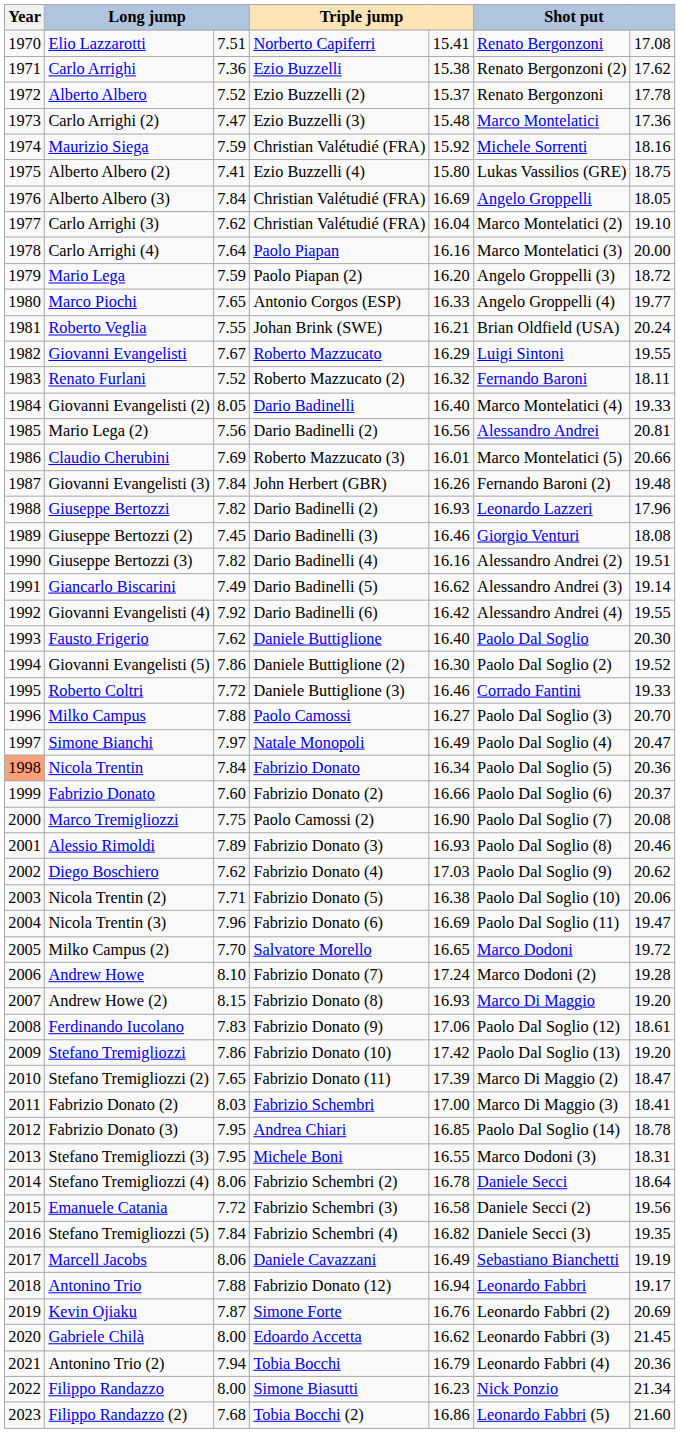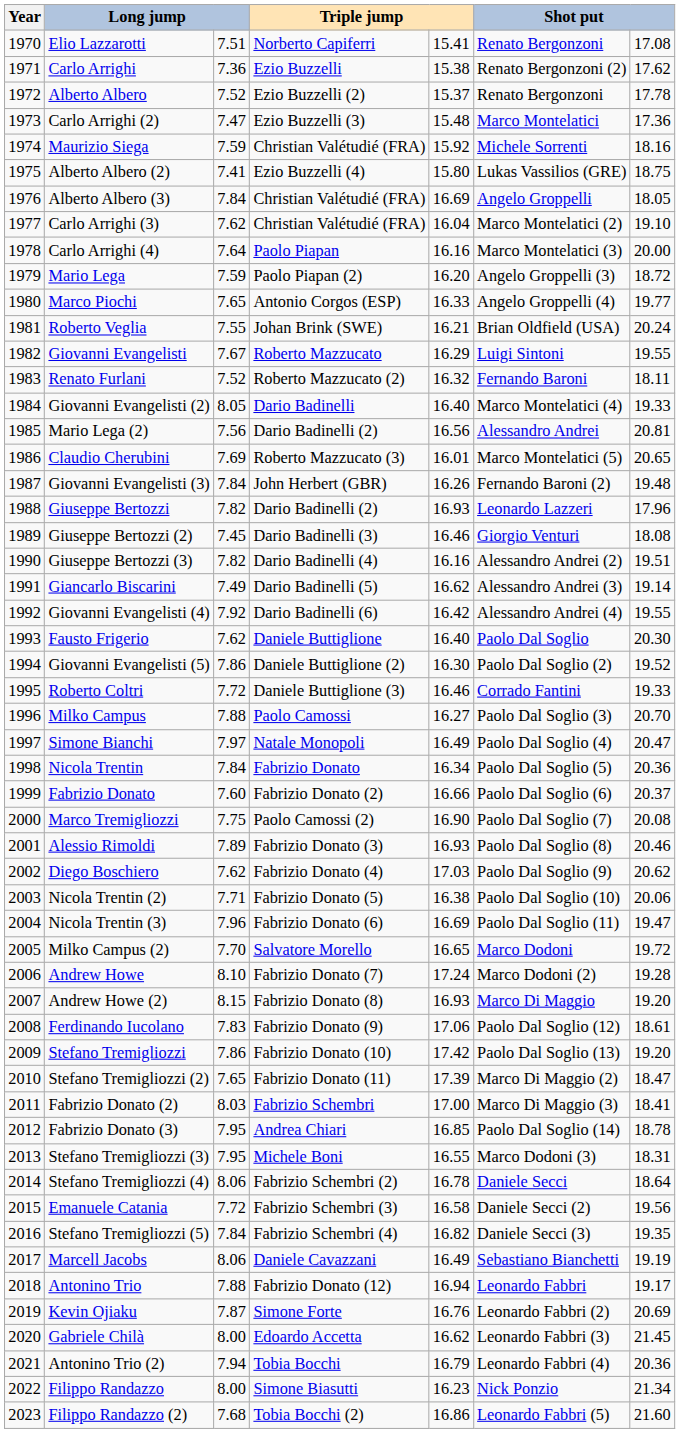(652, 457) 20.66 -> (652, 457) 20.65
(25, 768) lightsalmon background -> (25, 768) no background
